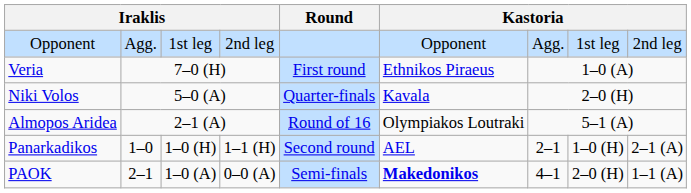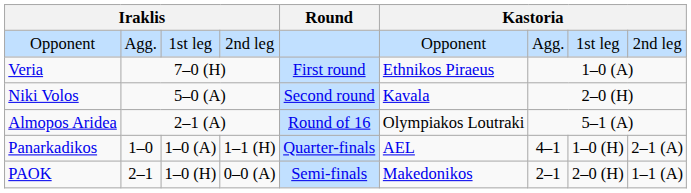(329, 95) Quarter-finals -> (329, 95) Second round
(190, 148) 1–0 (H) -> (190, 148) 1–0 (A)
(329, 148) Second round -> (329, 148) Quarter-finals
(548, 148) 2–1 -> (548, 148) 4–1
(190, 174) 1–0 (A) -> (190, 174) 1–0 (H)
(430, 174) bold -> (428, 174) normal
(548, 174) 4–1 -> (548, 174) 2–1
